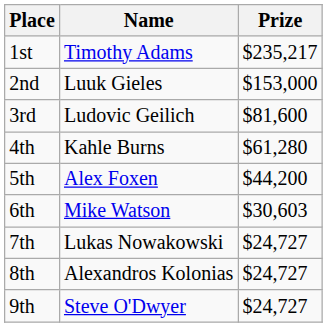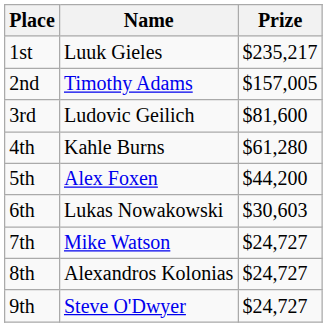(128, 52) Timothy Adams -> (113, 52) Luuk Gieles
(113, 83) Luuk Gieles -> (128, 83) Timothy Adams
(280, 83) $153,000 -> (280, 83) $157,005
(117, 210) Mike Watson -> (144, 210) Lukas Nowakowski
(144, 242) Lukas Nowakowski -> (117, 242) Mike Watson
